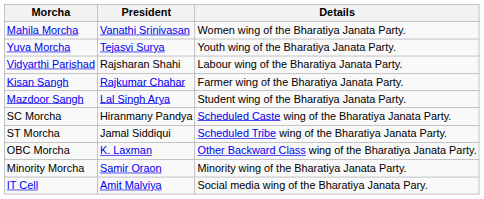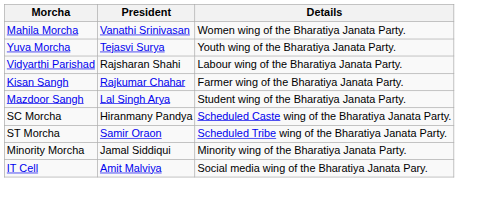(135, 133) Jamal Siddiqui -> (131, 133) Samir Oraon
- row: (38, 151)
(131, 168) Samir Oraon -> (135, 151) Jamal Siddiqui
